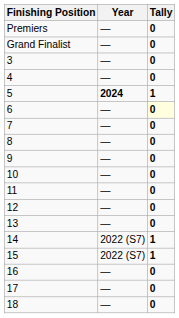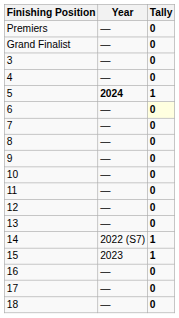(123, 256) 2022 (S7) -> (112, 256) 2023
